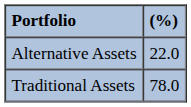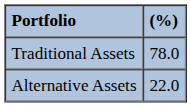rows swapped: (73, 85) <-> (74, 53)
